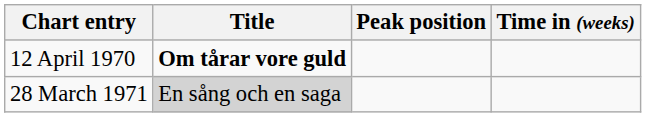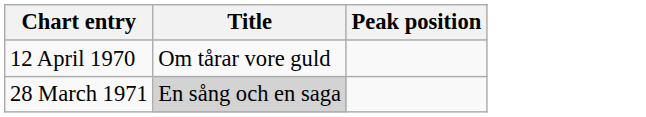- column: (566, 22)
(252, 58) bold -> (244, 58) normal
